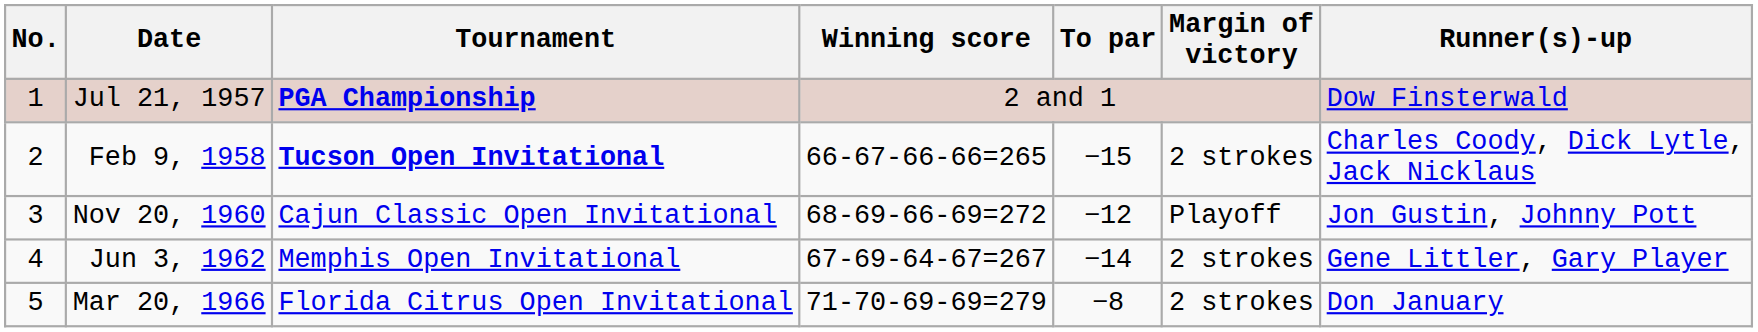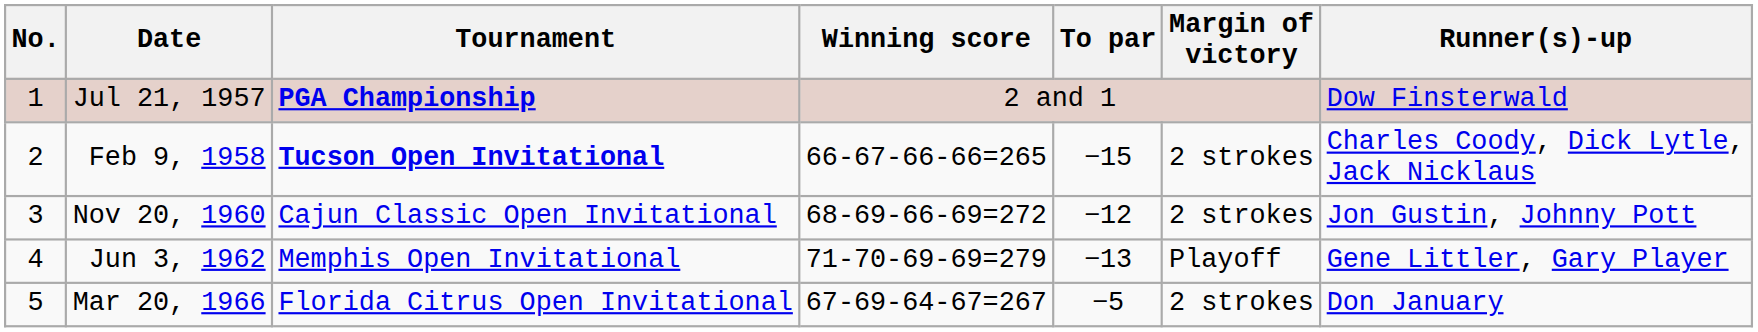(1225, 218) Playoff -> (1241, 218) 2 strokes
(926, 261) 67-69-64-67=267 -> (926, 261) 71-70-69-69=279
(1108, 261) −14 -> (1108, 261) −13
(1241, 261) 2 strokes -> (1225, 261) Playoff
(926, 304) 71-70-69-69=279 -> (926, 304) 67-69-64-67=267
(1108, 304) −8 -> (1108, 304) −5
